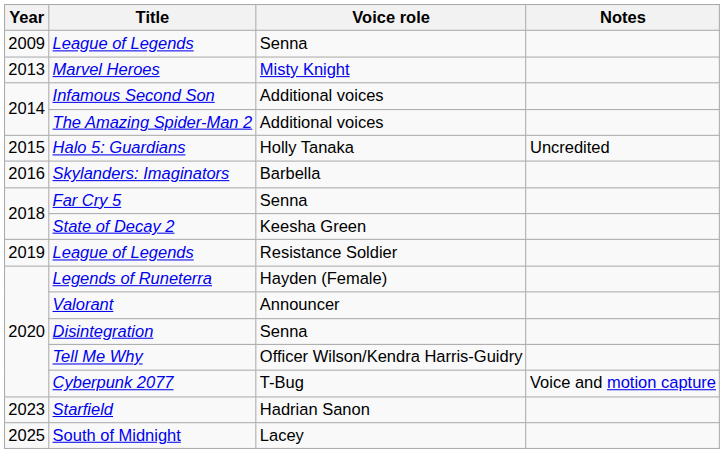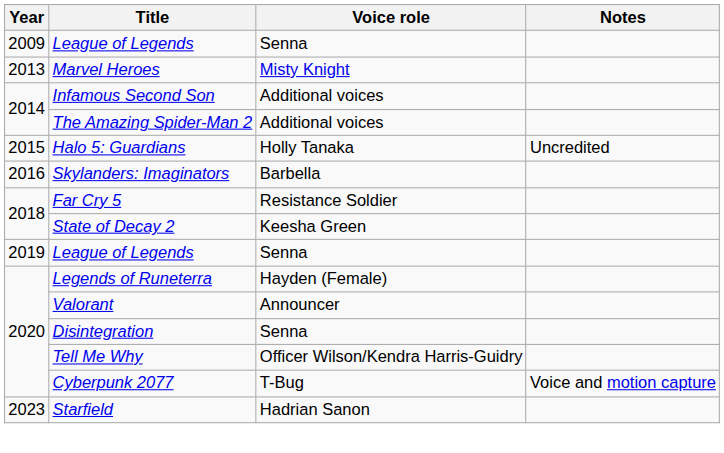(284, 200) Senna -> (329, 200) Resistance Soldier
(329, 252) Resistance Soldier -> (284, 252) Senna
- row: (27, 435)
